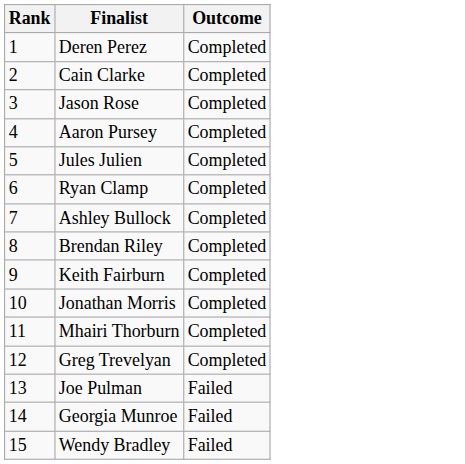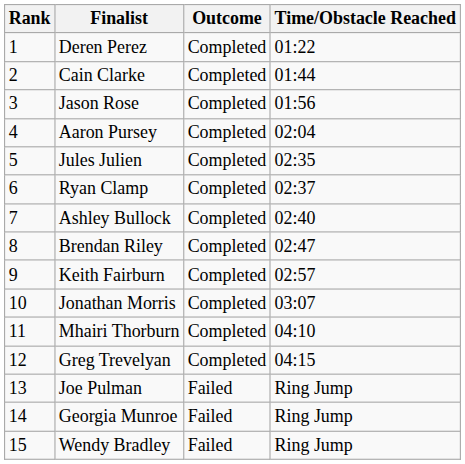+ column: (365, 18)
